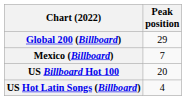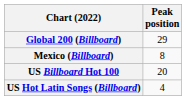(162, 55) 7 -> (162, 55) 8
